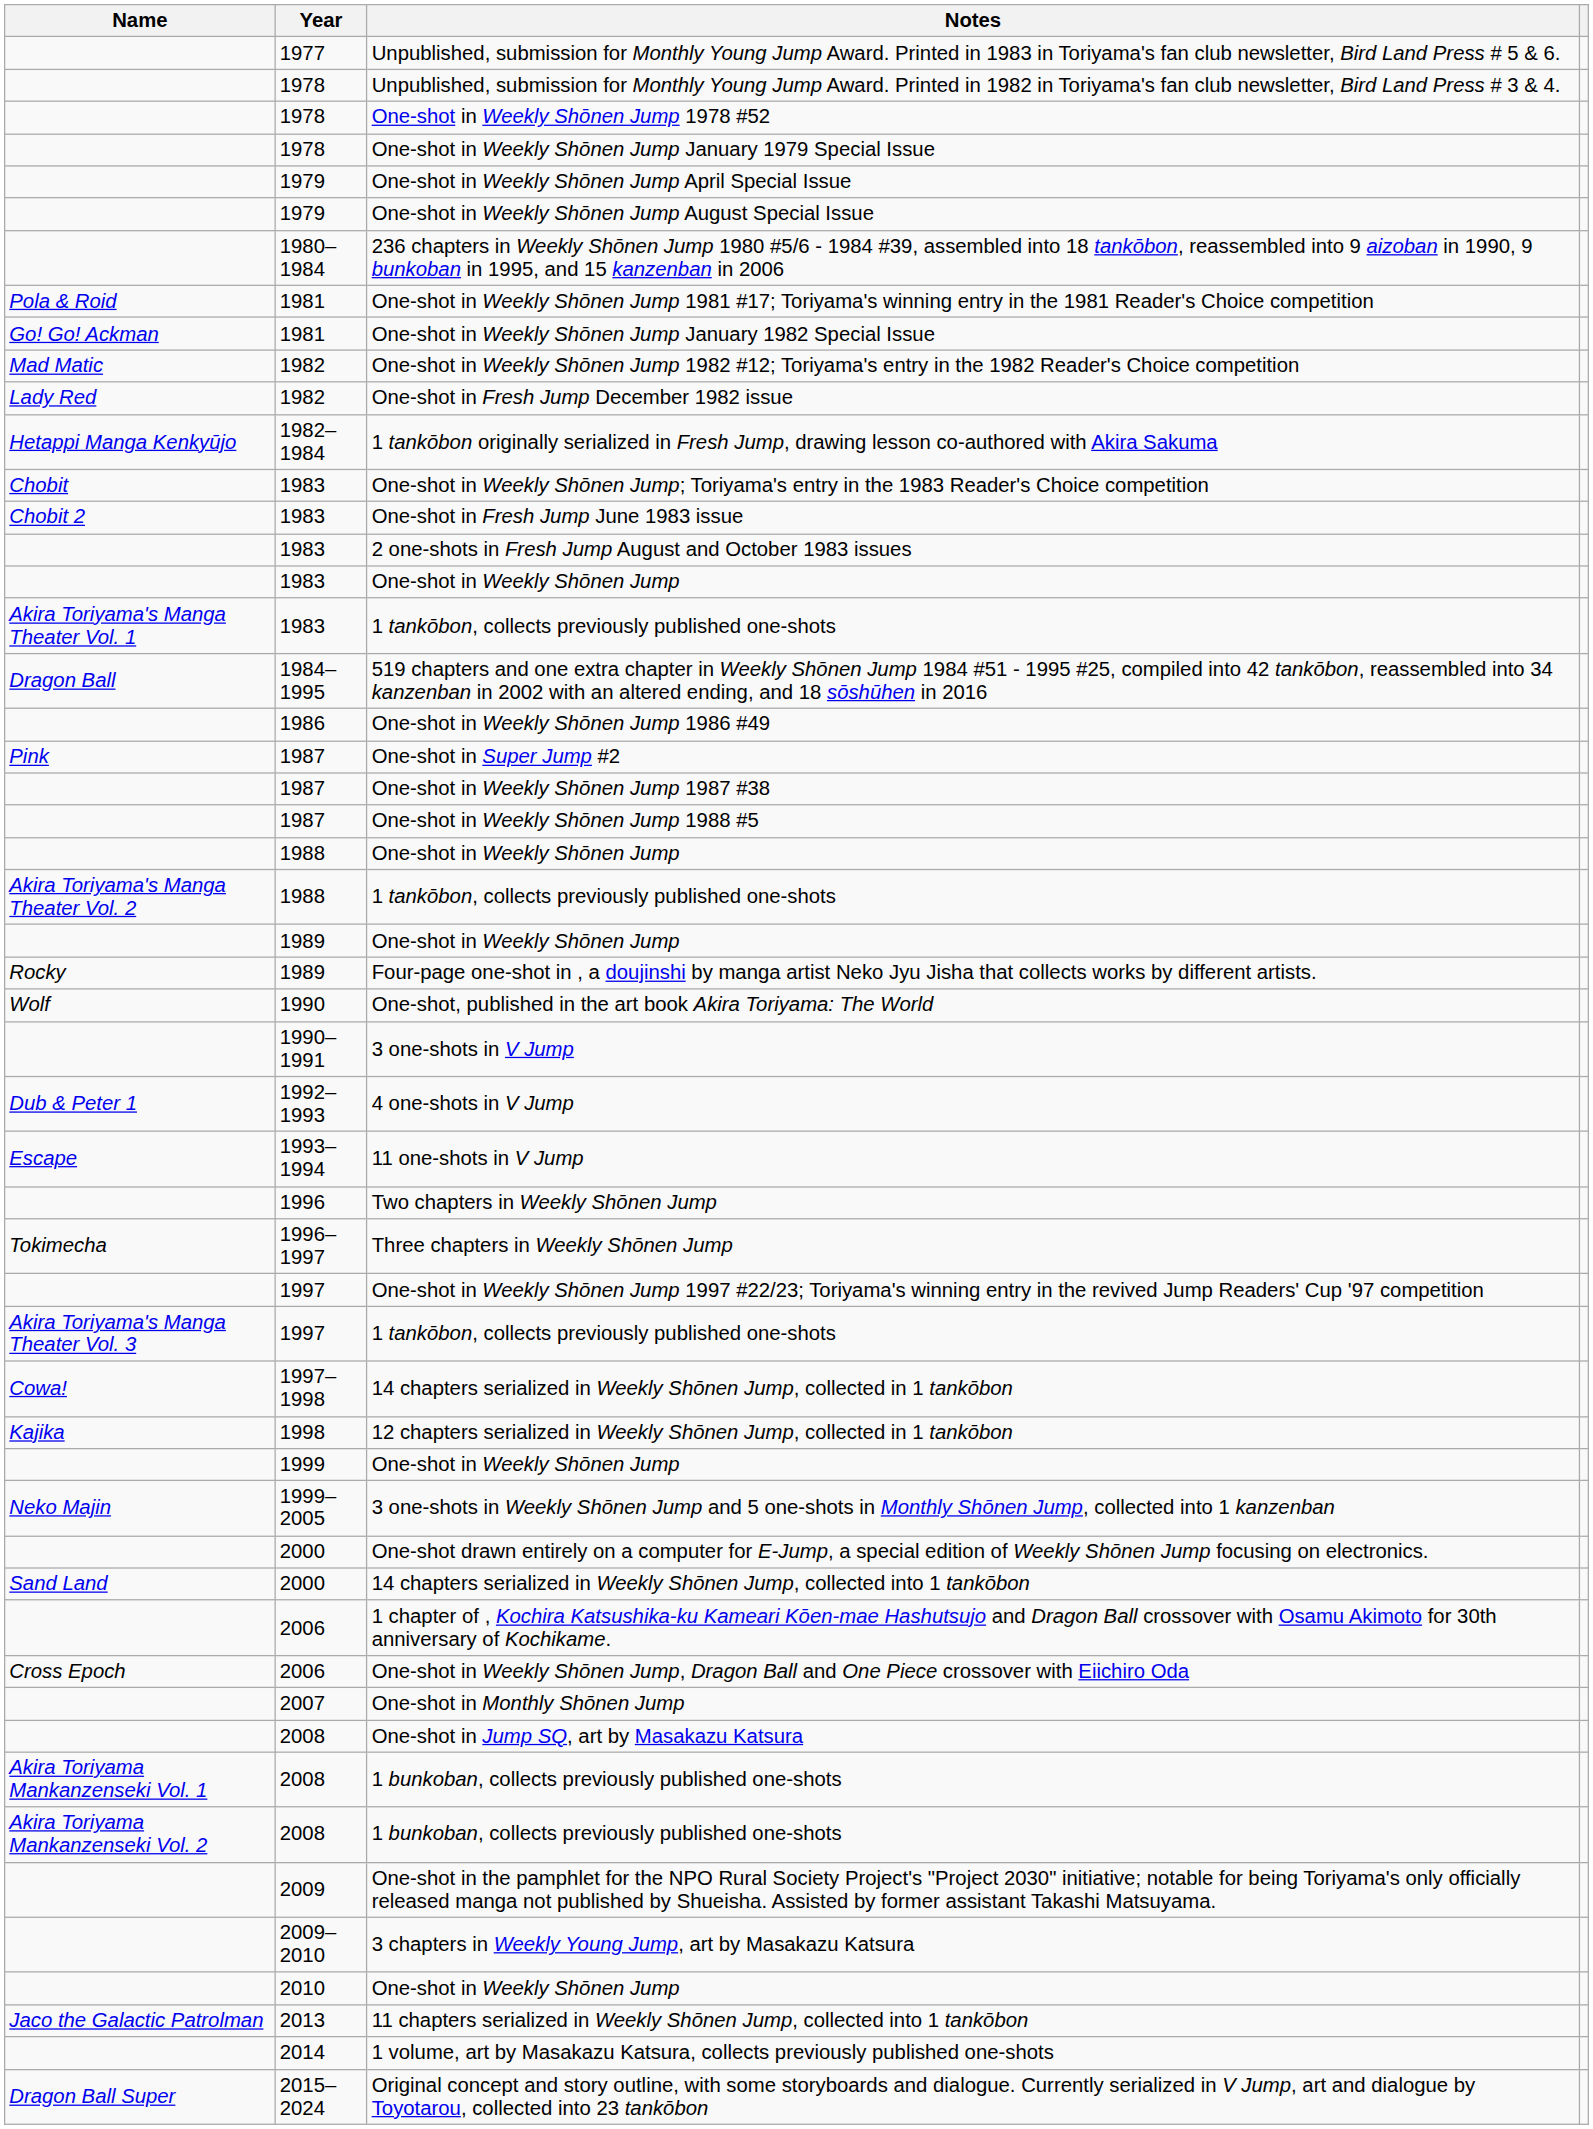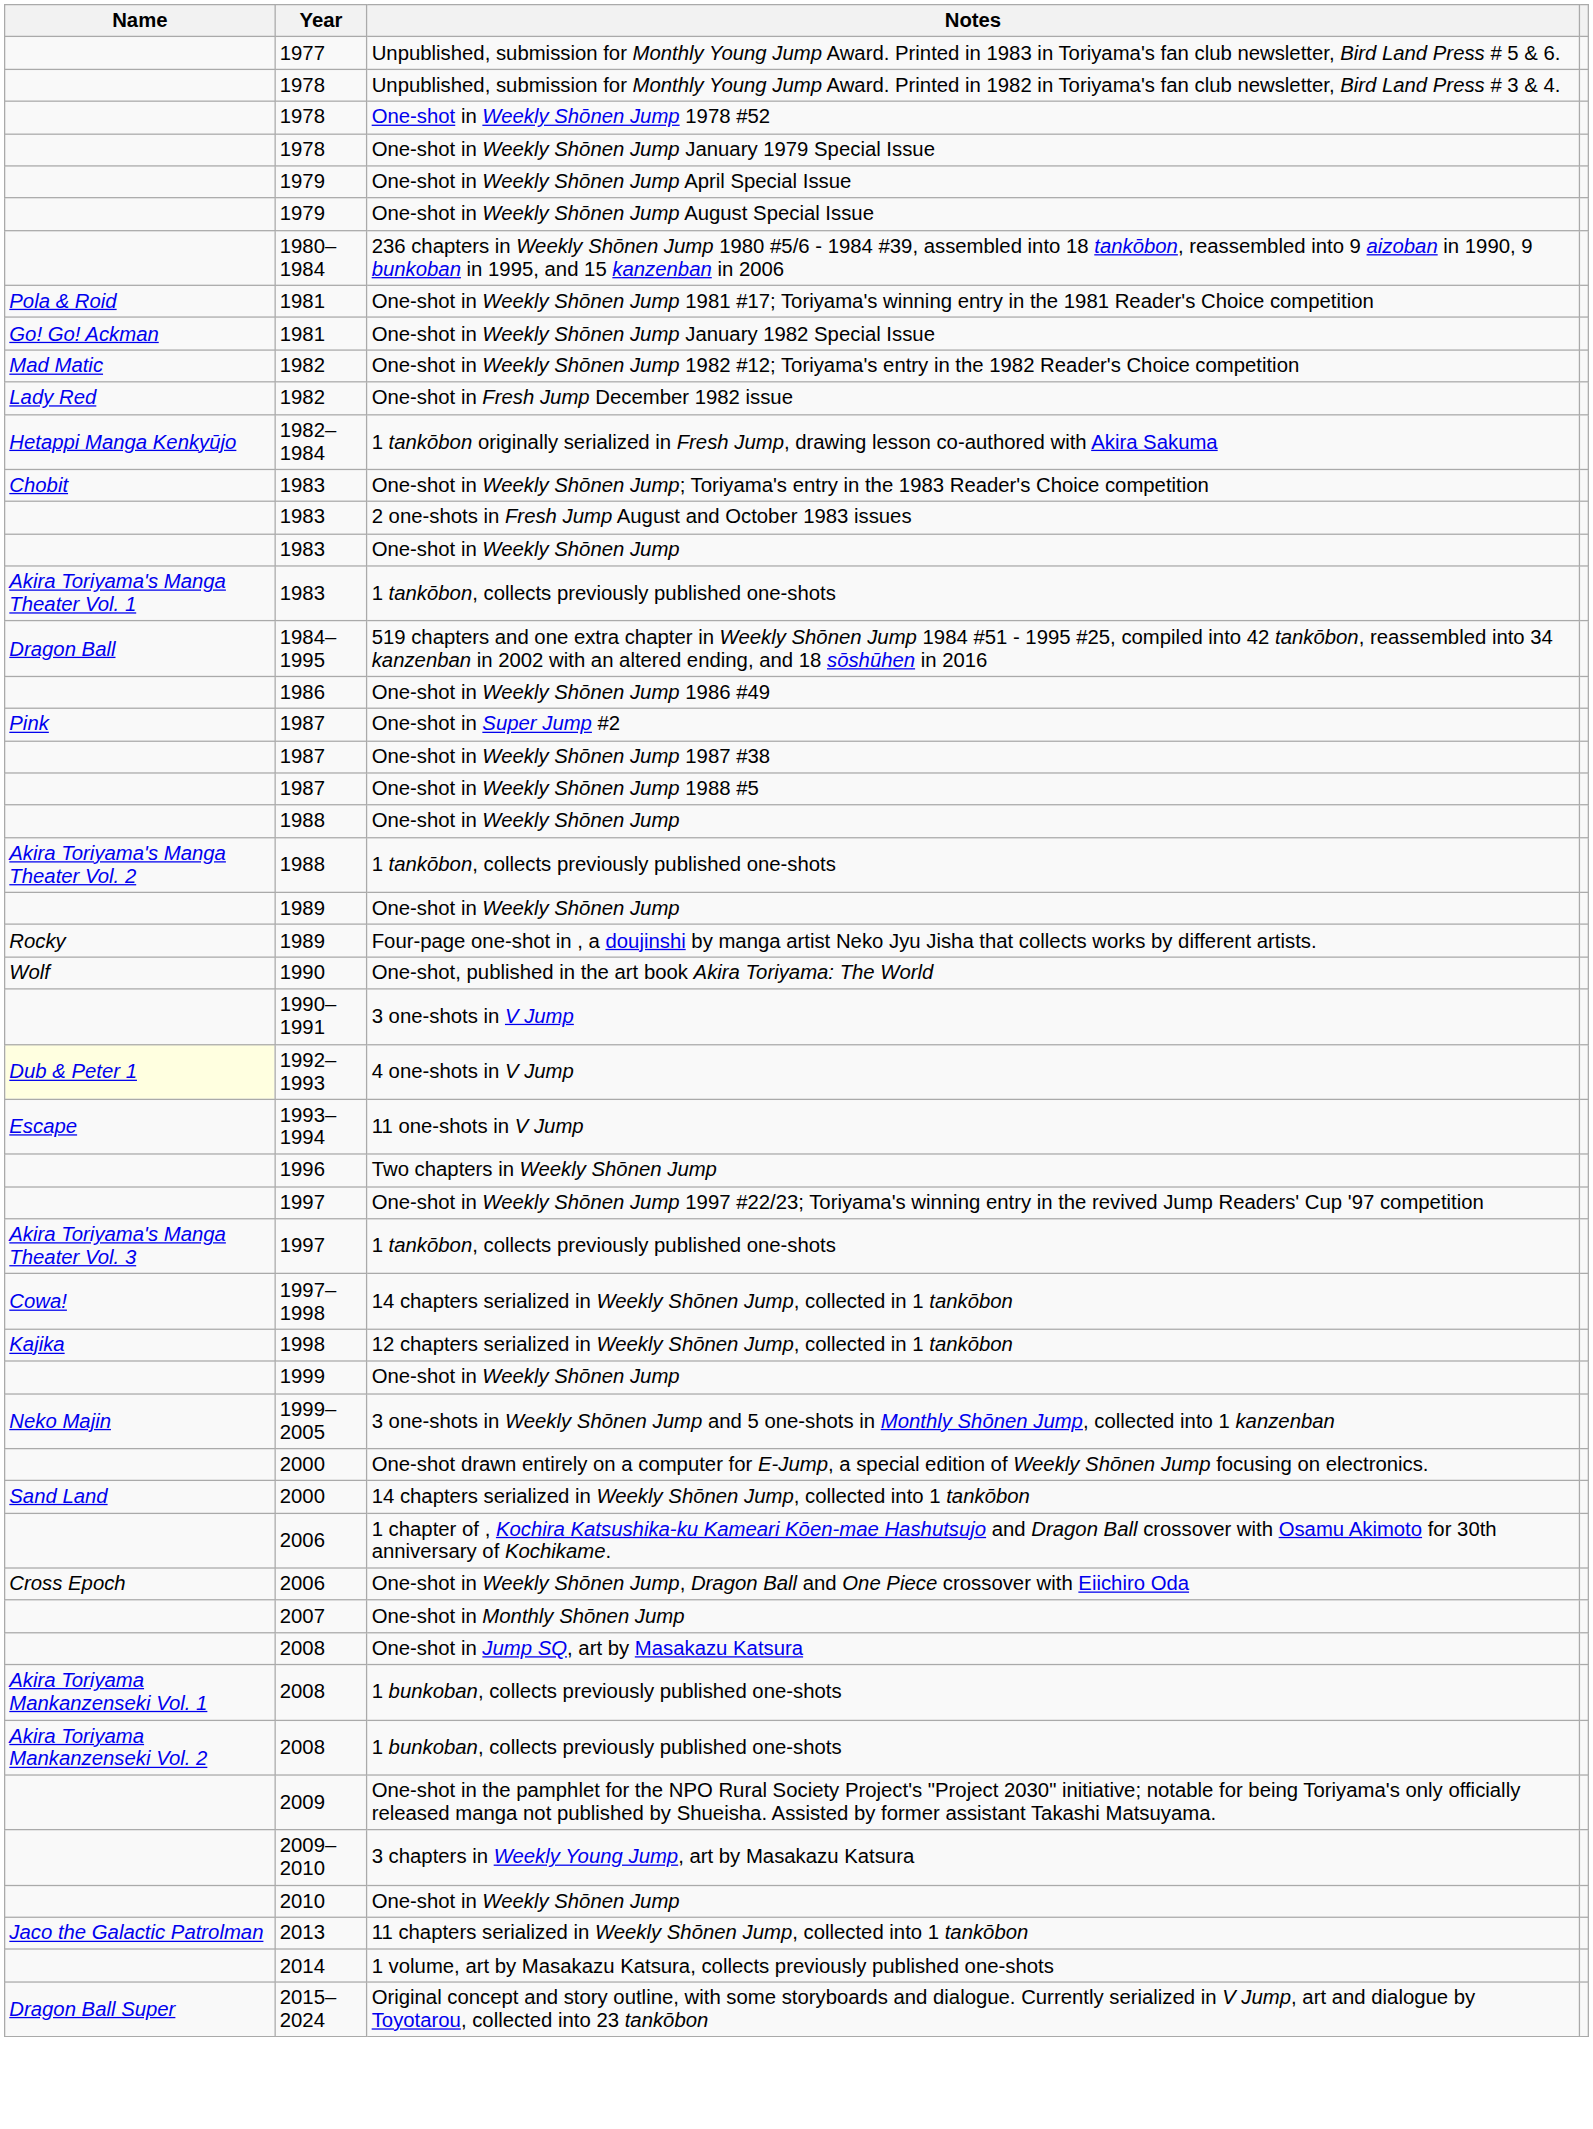- row: (302, 517)
(73, 1103) no background -> (73, 1071) lightyellow background
- row: (308, 1246)
